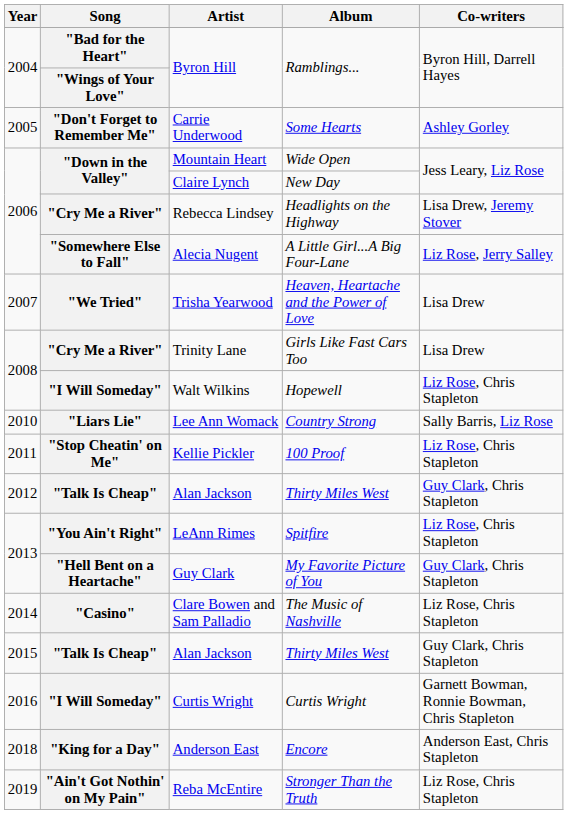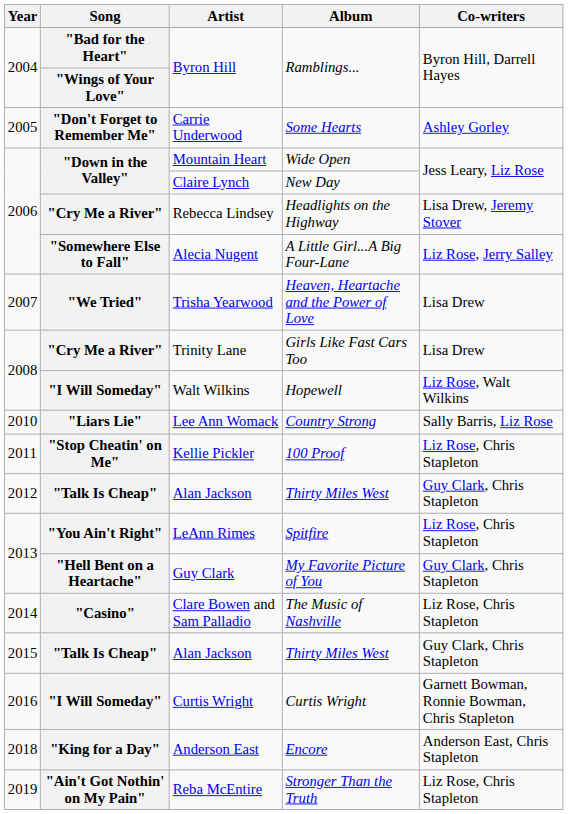(469, 390) Liz Rose, Chris Stapleton -> (466, 390) Liz Rose, Walt Wilkins
